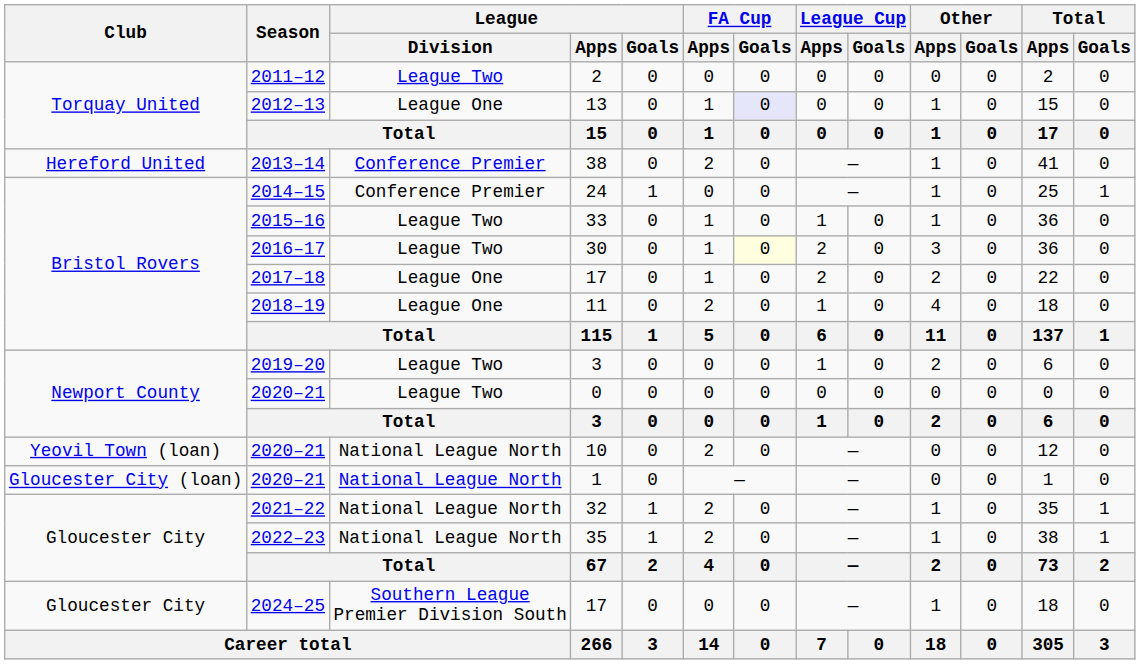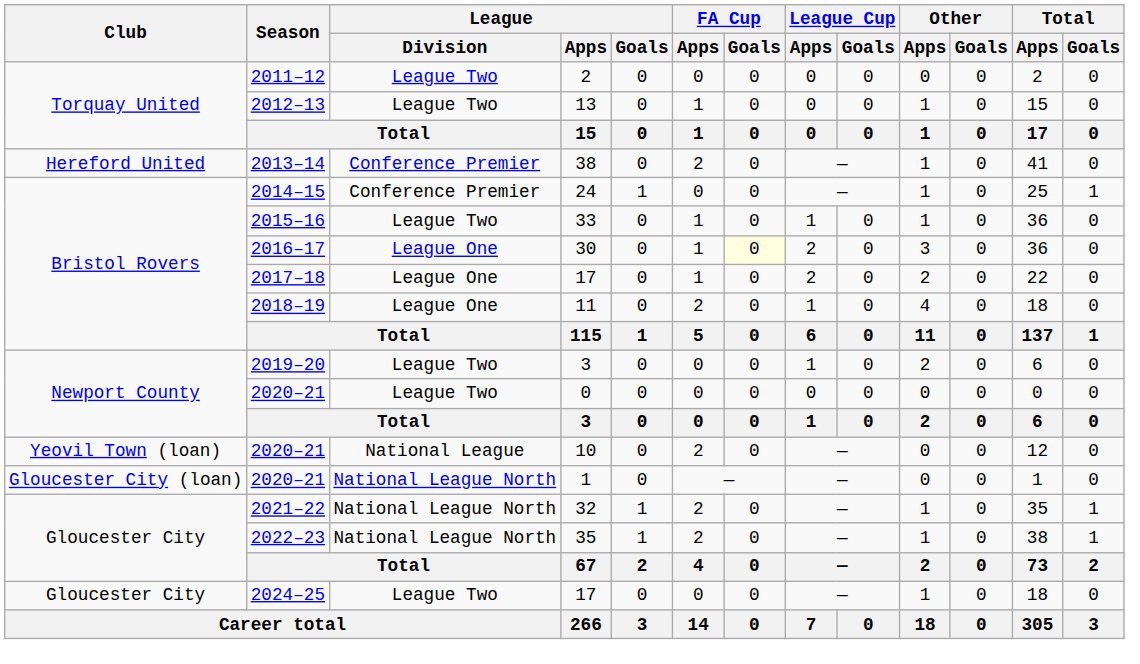(450, 106) League One -> (445, 106) League Two
(765, 106) lavender background -> (754, 106) no background
(450, 250) League Two -> (445, 250) League One
(450, 451) National League North -> (445, 451) National League
(450, 606) Southern League Premier Division South -> (445, 595) League Two
